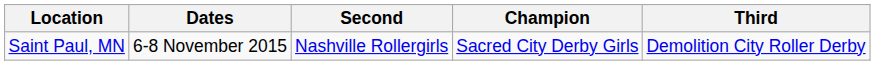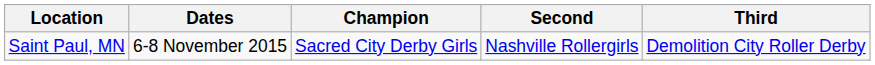columns swapped: (547, 18) <-> (372, 18)
